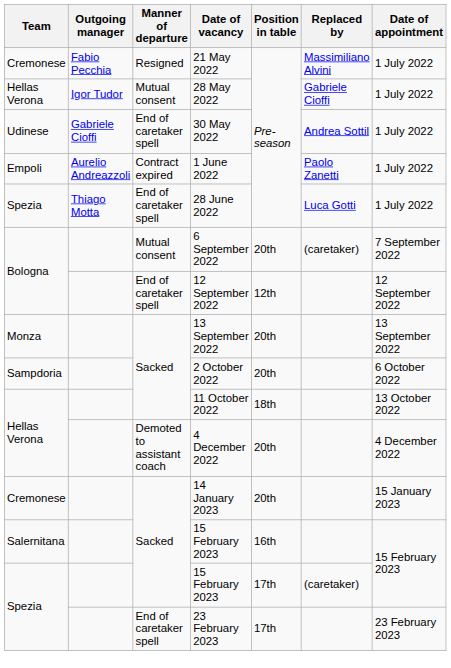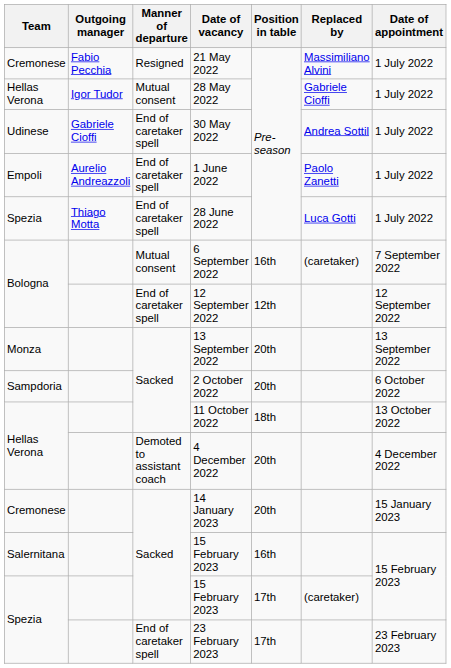(157, 168) Contract expired -> (159, 175) End of caretaker spell
(265, 249) 20th -> (265, 262) 16th
